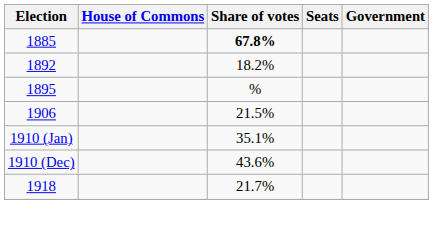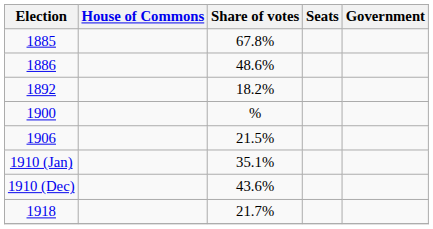(255, 41) bold -> (255, 41) normal
+ row: (41, 65)
- row: (41, 89)
+ row: (41, 114)
